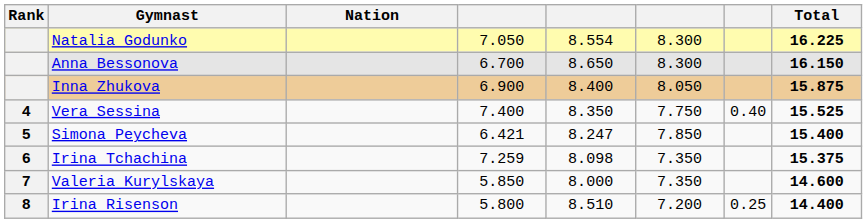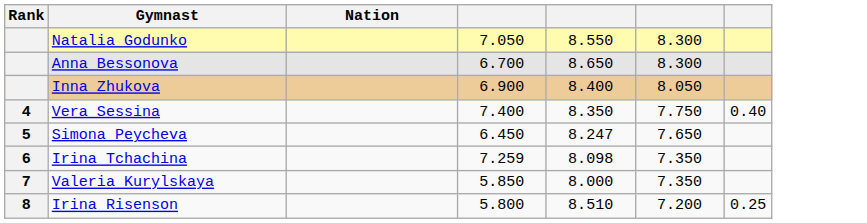- column: (817, 17)
(591, 40) 8.554 -> (591, 40) 8.550
(502, 135) 6.421 -> (502, 135) 6.450
(680, 135) 7.850 -> (680, 135) 7.650
